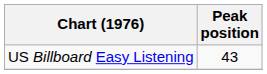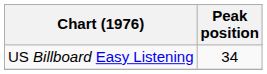(230, 57) 43 -> (230, 57) 34
